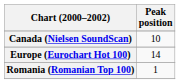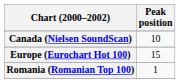(156, 54) 14 -> (156, 54) 15
